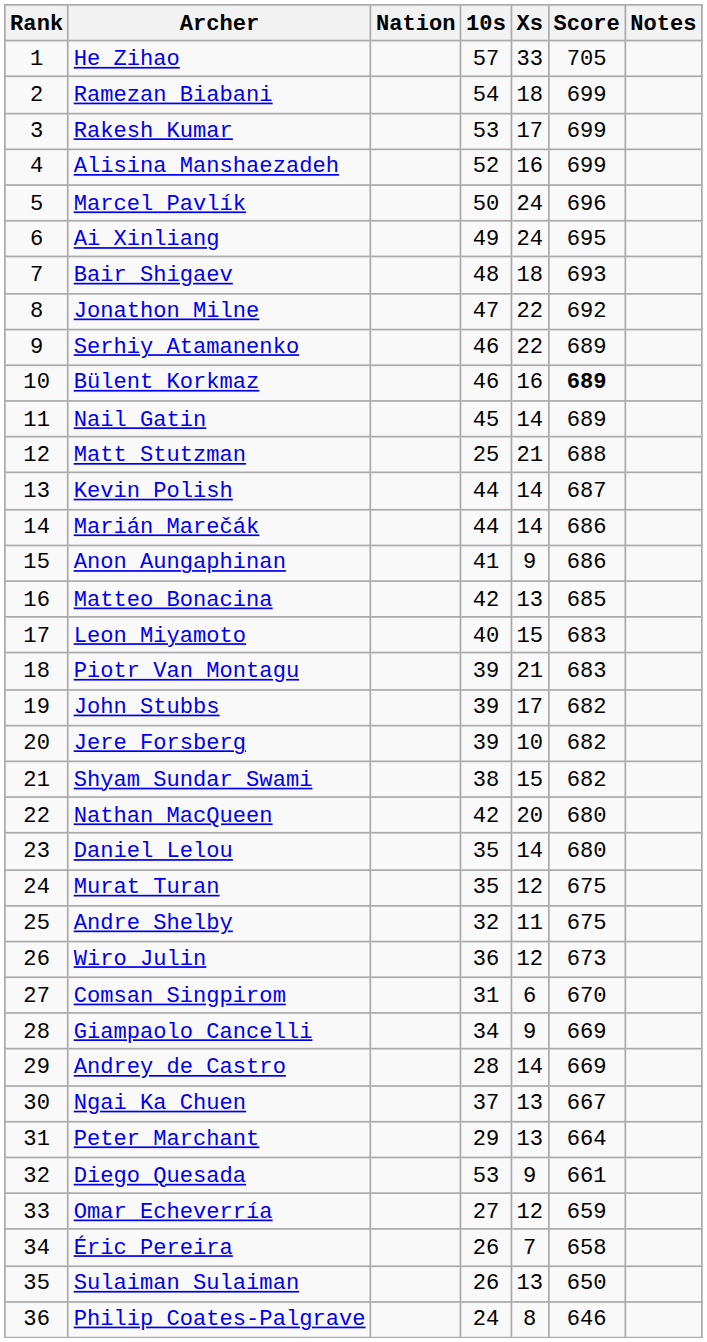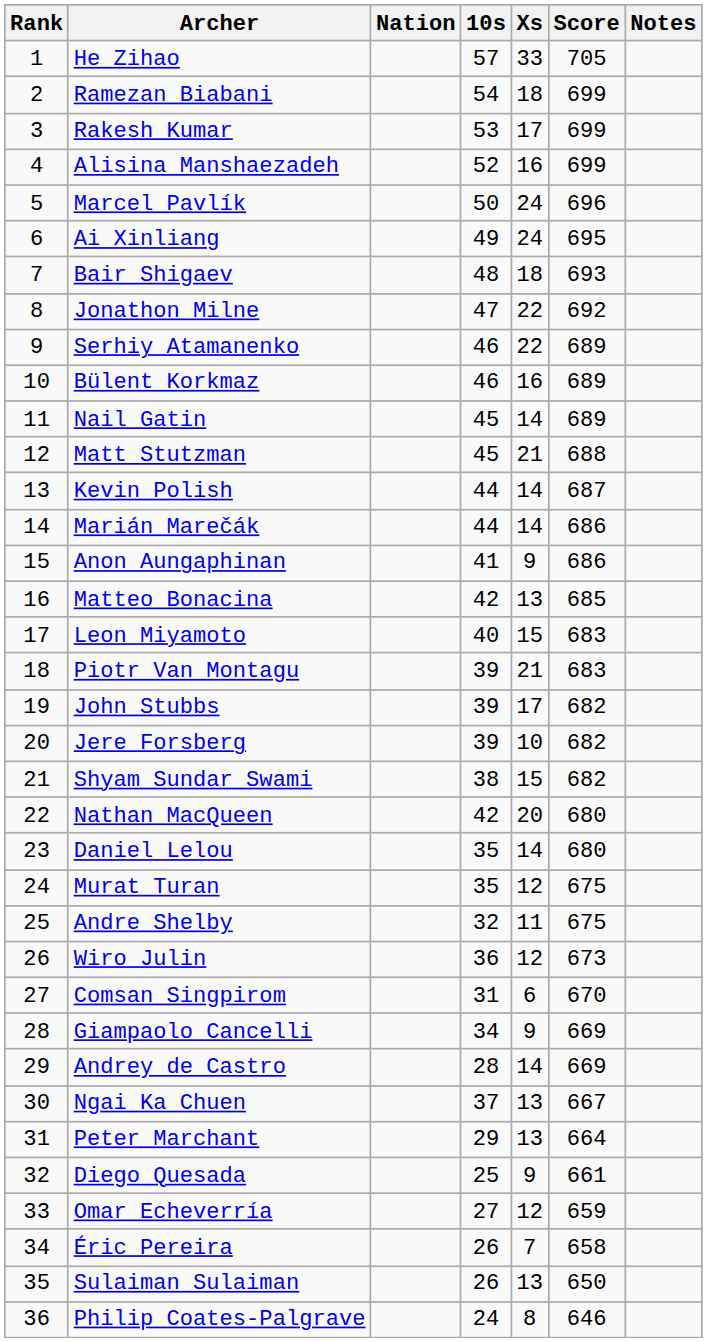(587, 383) bold -> (587, 383) normal
(486, 455) 25 -> (486, 455) 45
(486, 1175) 53 -> (486, 1175) 25
